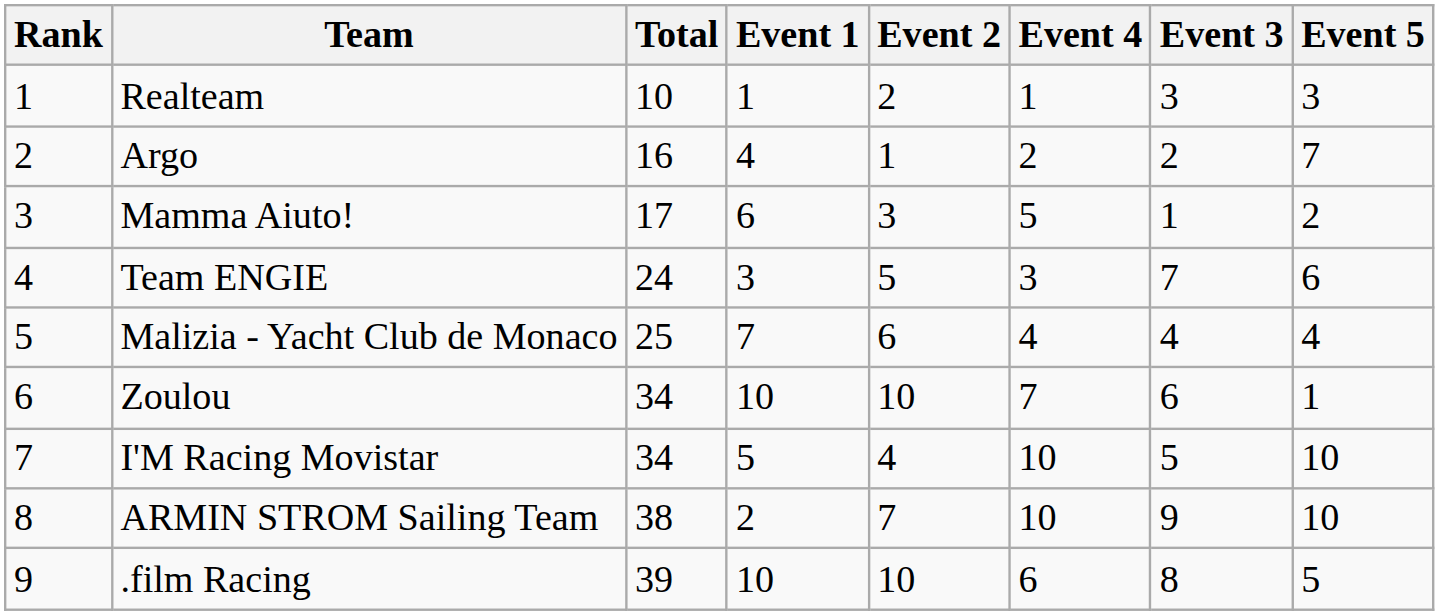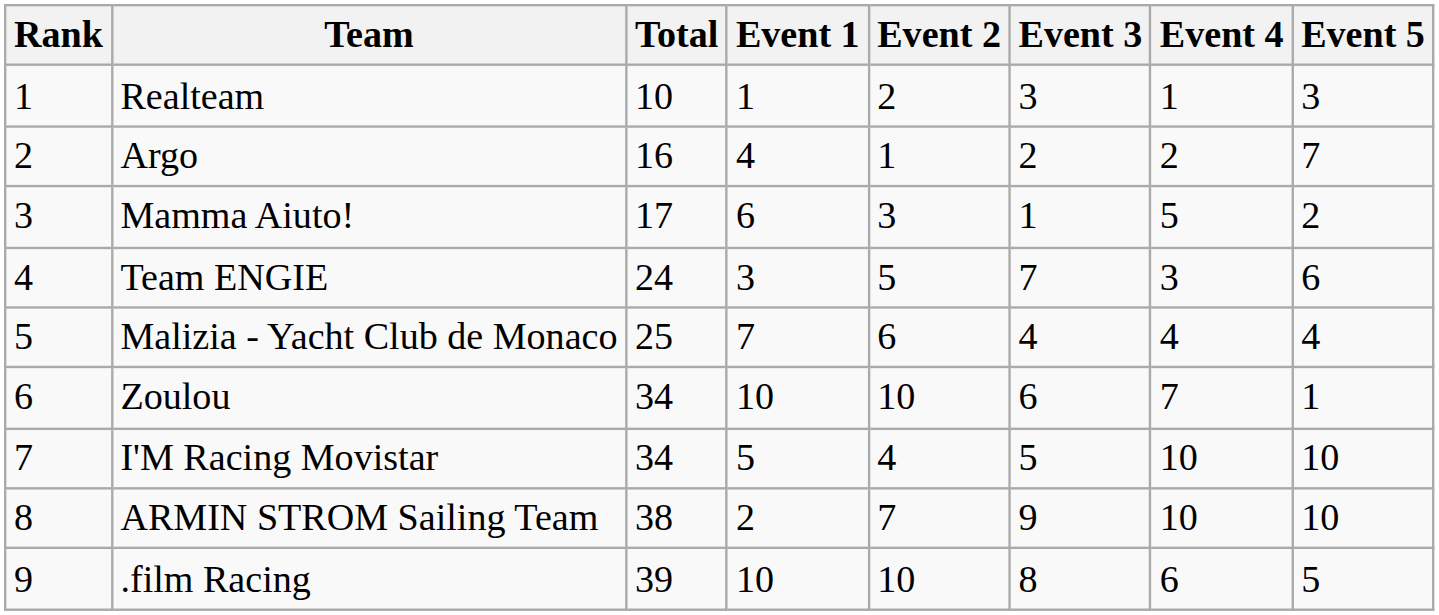columns swapped: (1222, 34) <-> (1080, 34)
